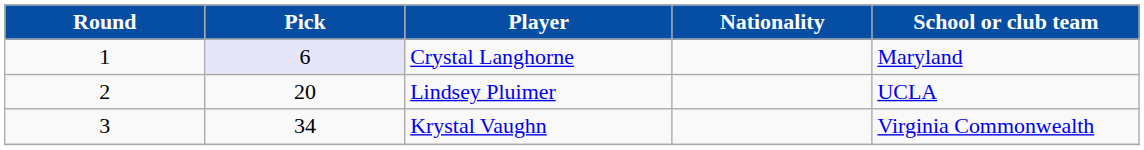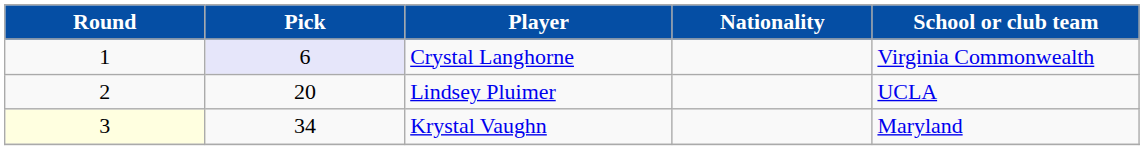(920, 56) Maryland -> (986, 56) Virginia Commonwealth
(105, 126) no background -> (105, 126) lightyellow background
(986, 126) Virginia Commonwealth -> (920, 126) Maryland
